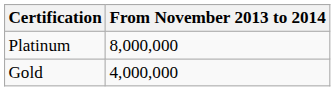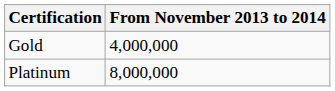rows swapped: (26, 72) <-> (39, 45)
